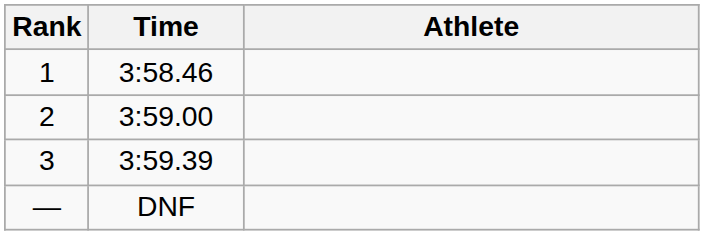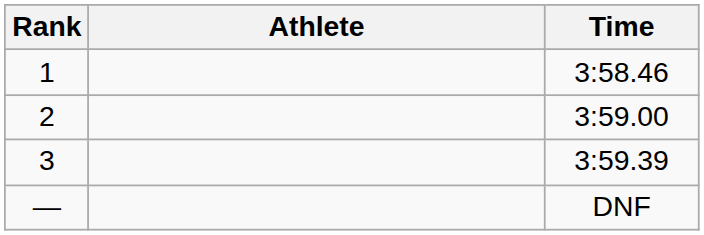columns swapped: (471, 26) <-> (166, 26)
